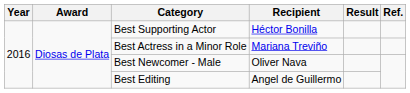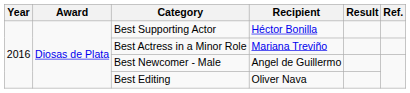(279, 63) Oliver Nava -> (296, 63) Angel de Guillermo
(296, 79) Angel de Guillermo -> (279, 79) Oliver Nava
